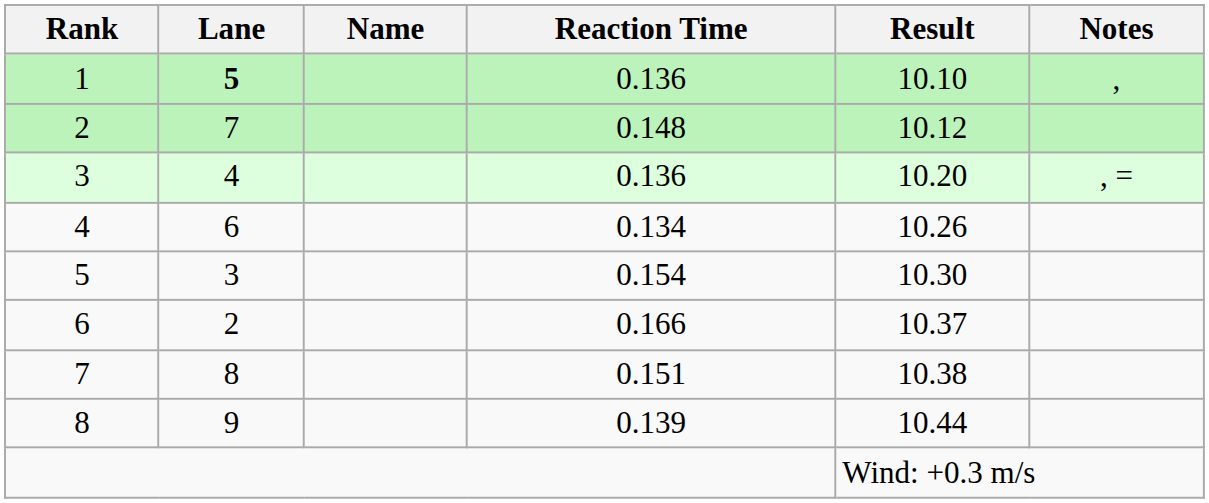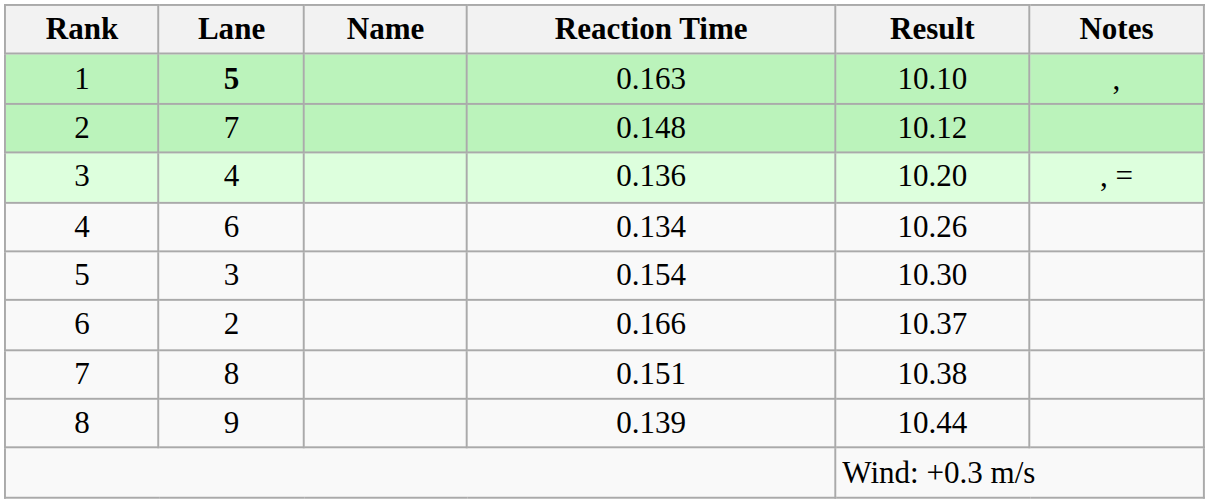(651, 78) 0.136 -> (651, 78) 0.163
